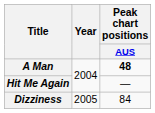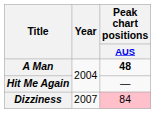(86, 100) 2005 -> (86, 100) 2007
(125, 100) no background -> (125, 100) pink background
